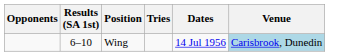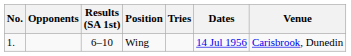+ column: (15, 19)
(277, 42) lightblue background -> (298, 42) no background
